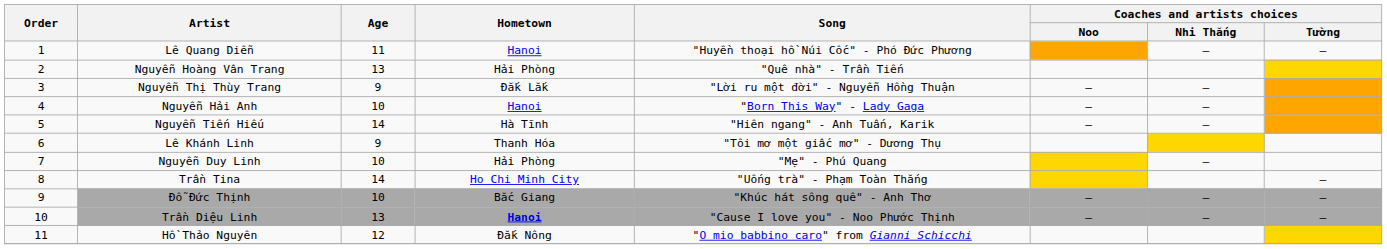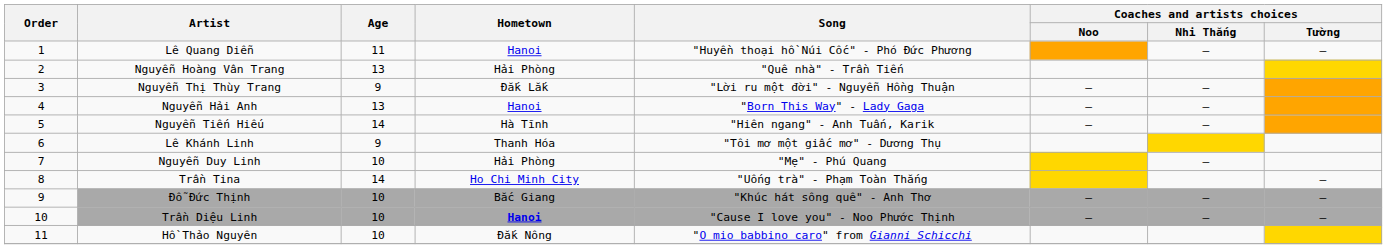(378, 106) 10 -> (378, 106) 13
(378, 216) 13 -> (378, 216) 10
(378, 235) 12 -> (378, 235) 10
